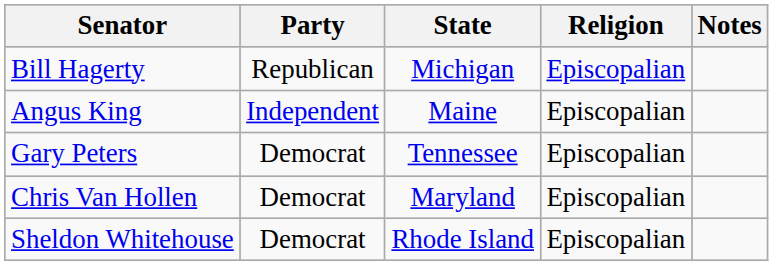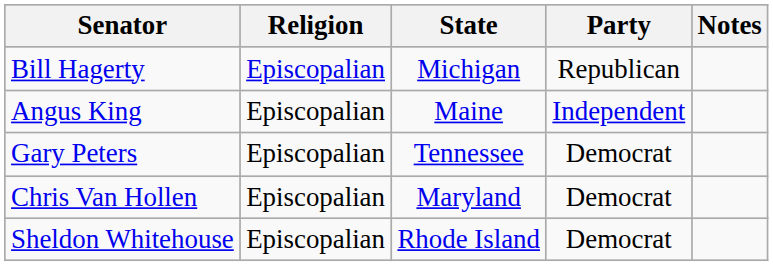columns swapped: (313, 25) <-> (616, 25)
